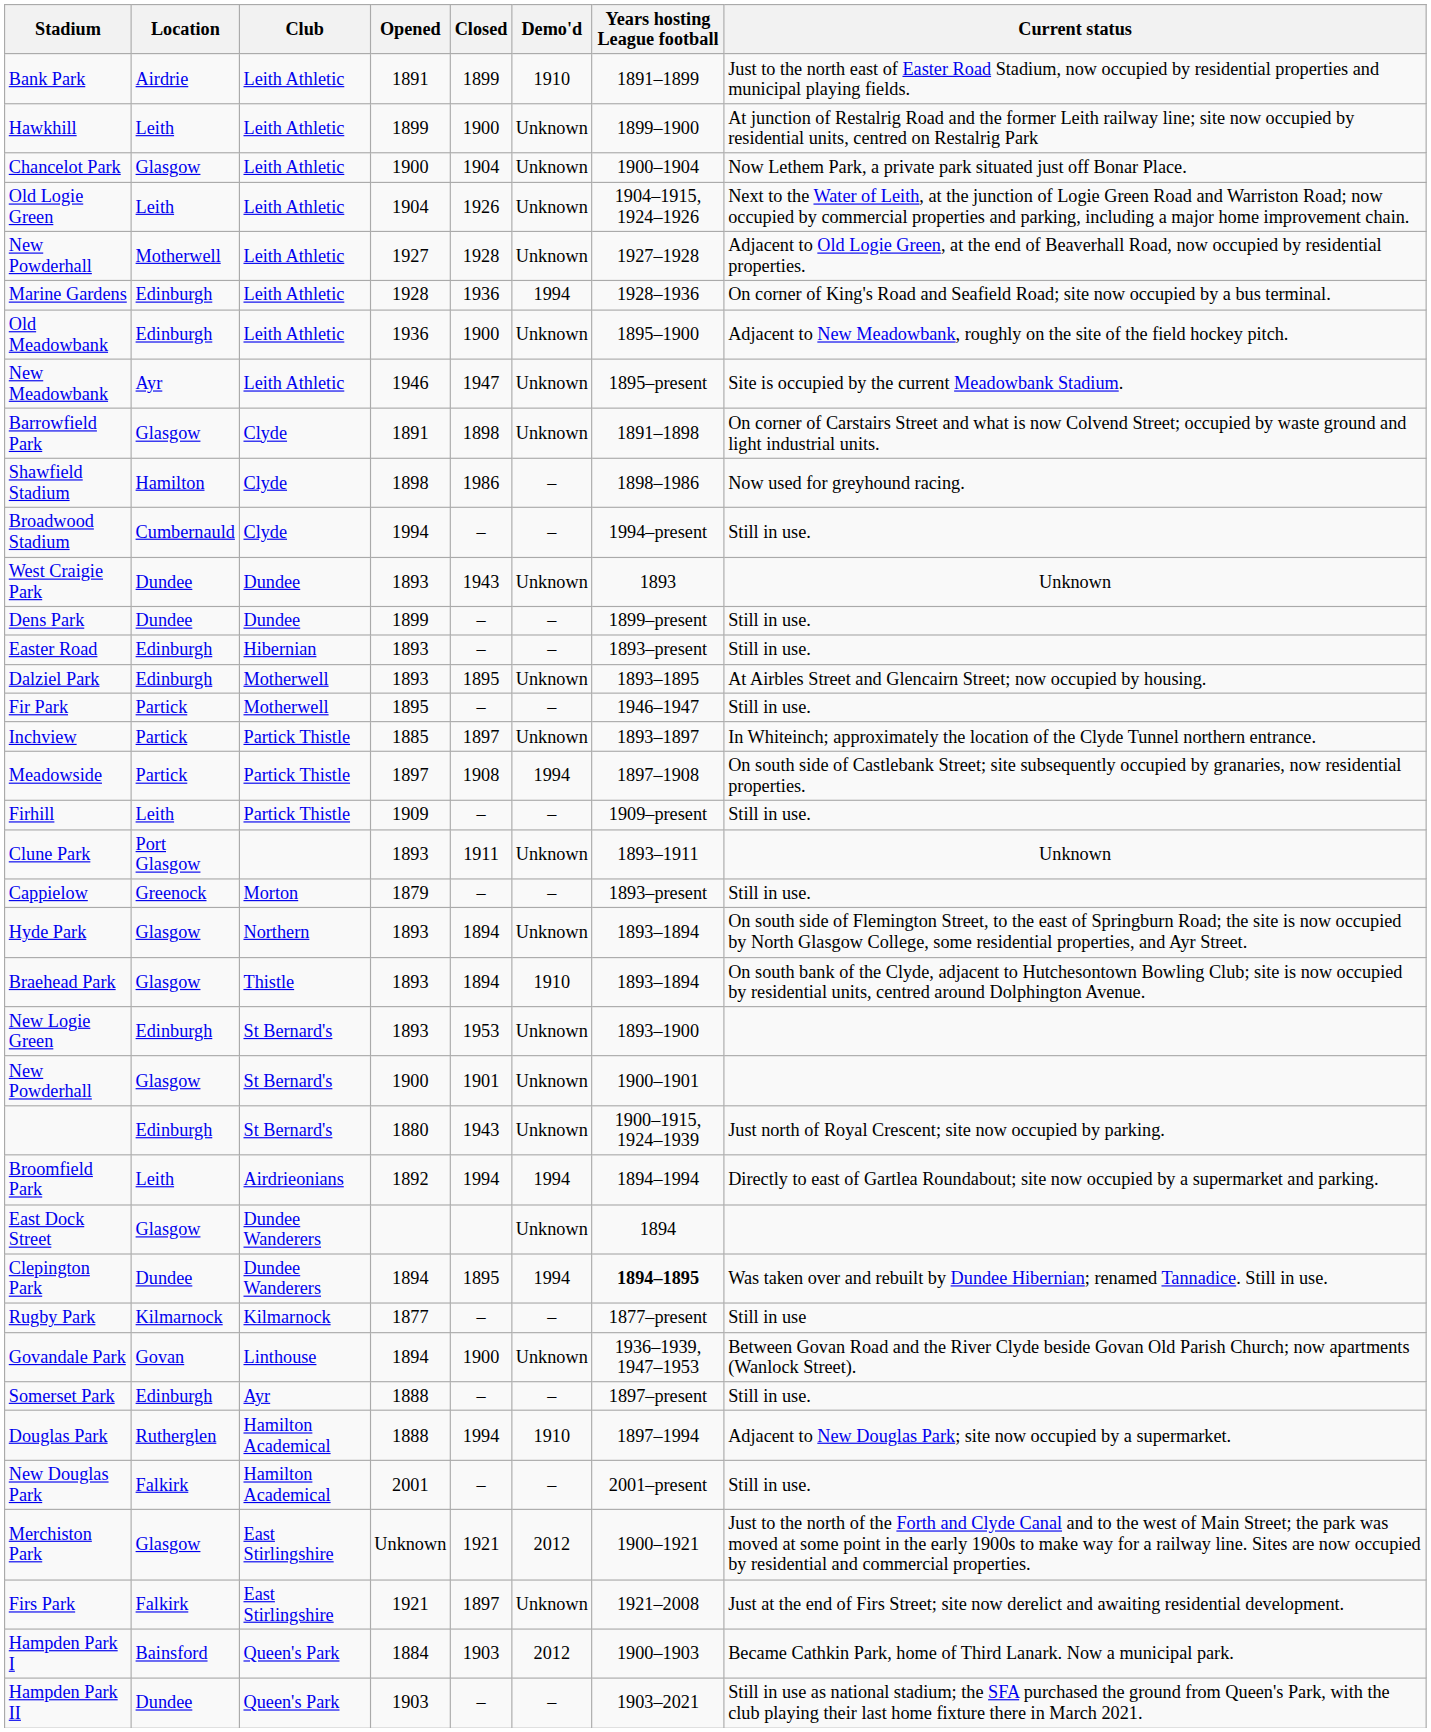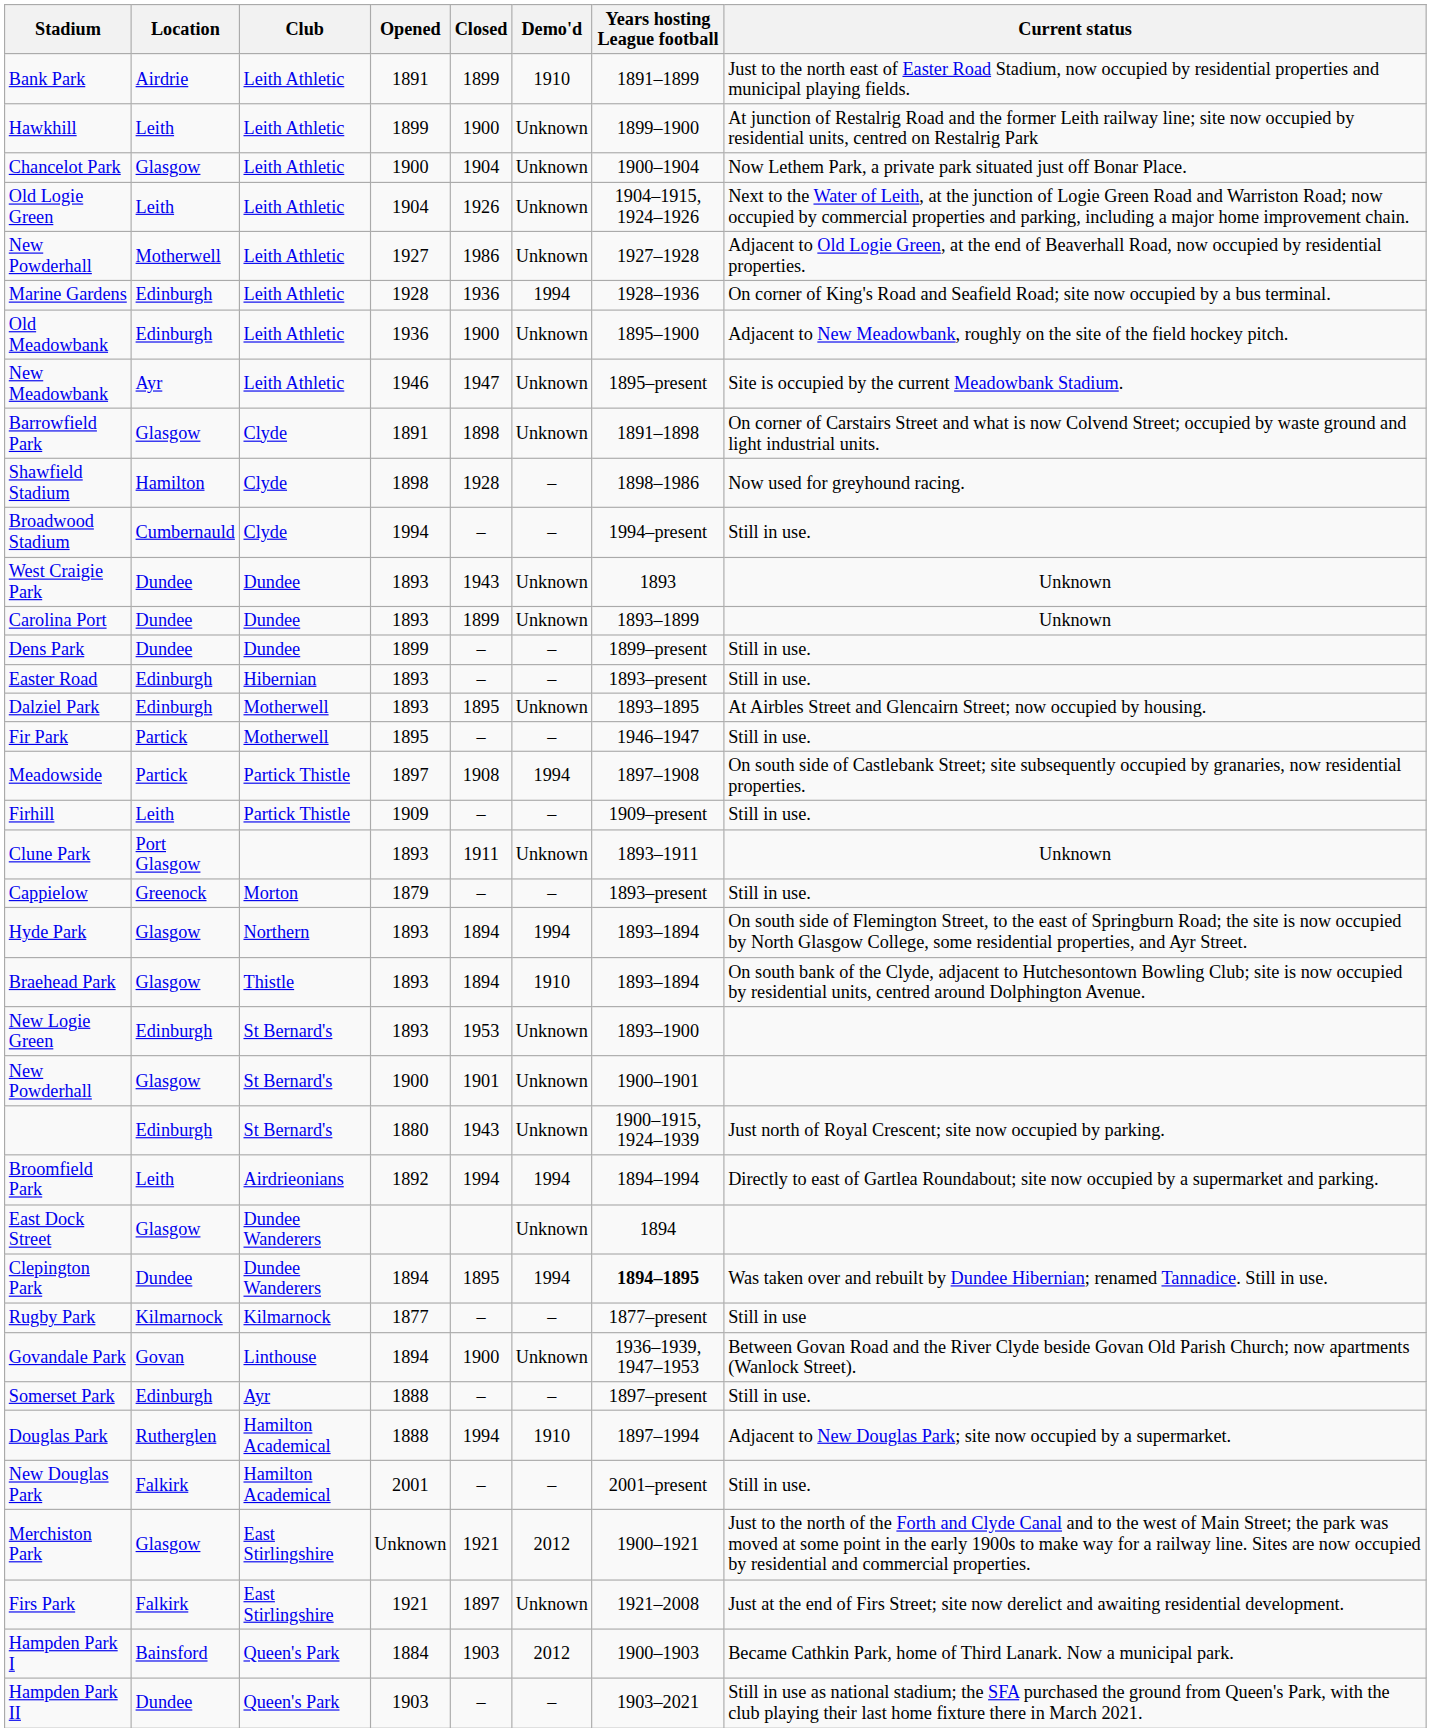(481, 255) 1928 -> (481, 255) 1986
(481, 482) 1986 -> (481, 482) 1928
+ row: (58, 620)
- row: (43, 736)
(552, 932) Unknown -> (552, 932) 1994
